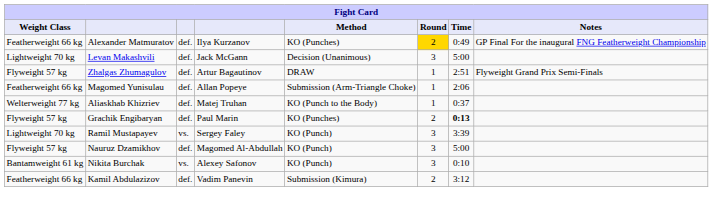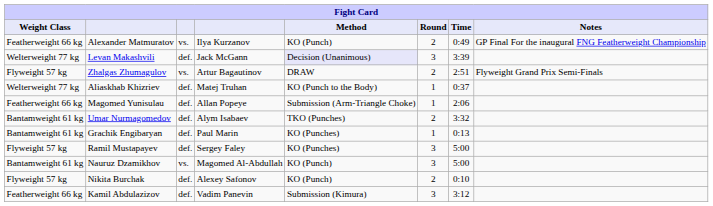(185, 42) def. -> (184, 42) vs.
(313, 42) KO (Punches) -> (309, 42) KO (Punch)
(433, 42) gold background -> (433, 42) no background
(41, 57) Lightweight 70 kg -> (43, 57) Welterweight 77 kg
(329, 57) no background -> (329, 57) lavender background
(461, 57) 5:00 -> (461, 57) 3:39
(185, 72) def. -> (184, 72) vs.
(433, 72) 1 -> (433, 72) 2
rows swapped: (124, 103) <-> (126, 87)
+ row: (129, 118)
(37, 118) Flyweight 57 kg -> (45, 133) Bantamweight 61 kg
(433, 118) 2 -> (433, 133) 1
(461, 118) bold -> (461, 133) normal
(41, 133) Lightweight 70 kg -> (37, 148) Flyweight 57 kg
(184, 133) vs. -> (185, 148) def.
(309, 133) KO (Punch) -> (313, 148) KO (Punches)
(461, 133) 3:39 -> (461, 148) 5:00
(37, 148) Flyweight 57 kg -> (45, 163) Bantamweight 61 kg
(185, 148) def. -> (184, 163) vs.
(45, 163) Bantamweight 61 kg -> (37, 178) Flyweight 57 kg
(184, 163) vs. -> (185, 178) def.
(433, 163) 3 -> (433, 178) 2
(433, 178) 2 -> (433, 194) 3
